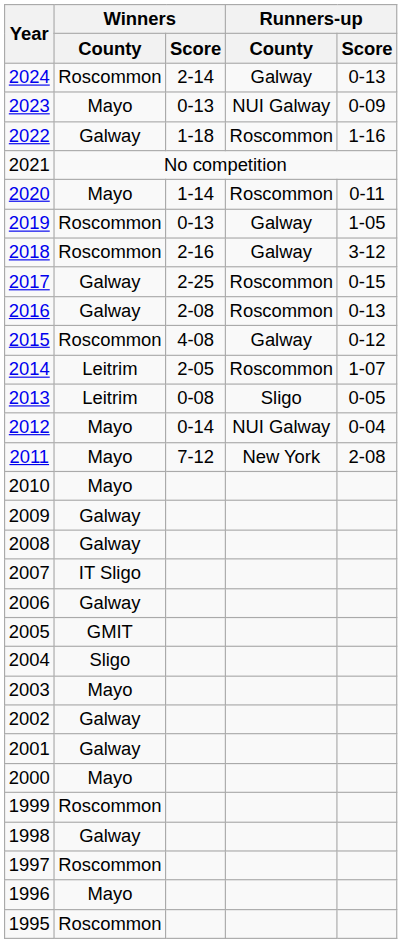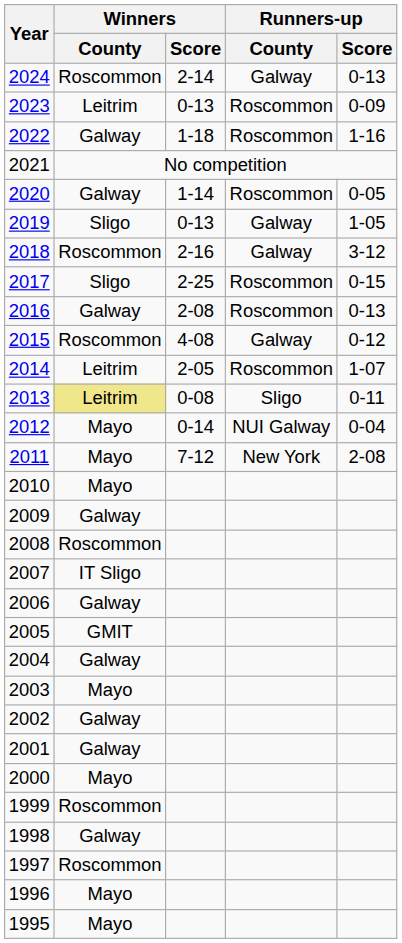(110, 106) Mayo -> (110, 106) Leitrim
(281, 106) NUI Galway -> (281, 106) Roscommon
(110, 194) Mayo -> (110, 194) Galway
(367, 194) 0-11 -> (367, 194) 0-05
(110, 223) Roscommon -> (110, 223) Sligo
(110, 281) Galway -> (110, 281) Sligo
(110, 398) no background -> (110, 398) khaki background
(367, 398) 0-05 -> (367, 398) 0-11
(110, 544) Galway -> (110, 544) Roscommon
(110, 661) Sligo -> (110, 661) Galway
(110, 923) Roscommon -> (110, 923) Mayo
